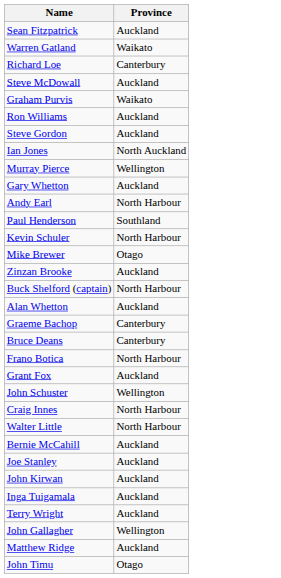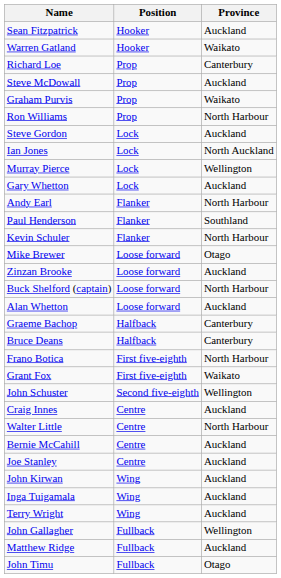+ column: (158, 13)
(138, 116) Auckland -> (236, 116) North Harbour
(138, 375) Auckland -> (222, 375) Waikato
(149, 409) North Harbour -> (225, 409) Auckland
